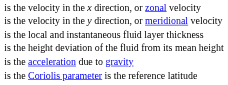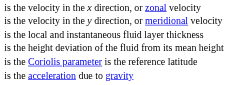rows swapped: (69, 62) <-> (101, 75)
